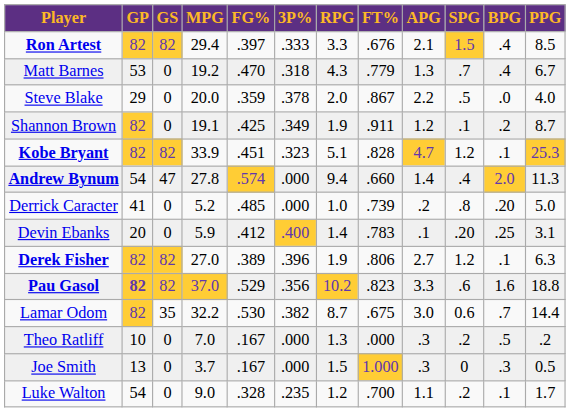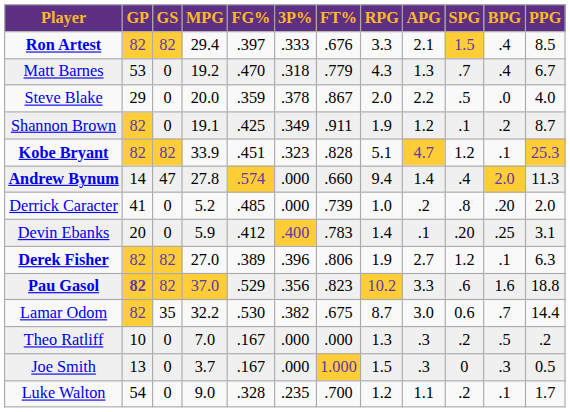columns swapped: (380, 18) <-> (337, 18)
(138, 179) 54 -> (138, 179) 14
(545, 206) 5.0 -> (545, 206) 2.0
